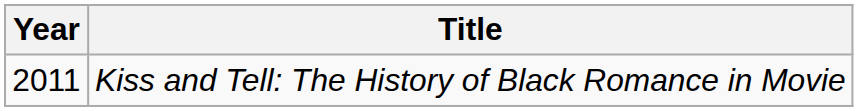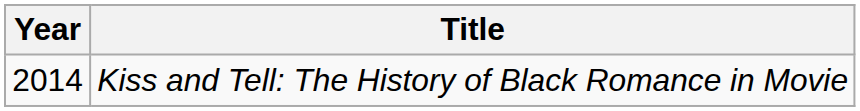(46, 79) 2011 -> (48, 79) 2014
